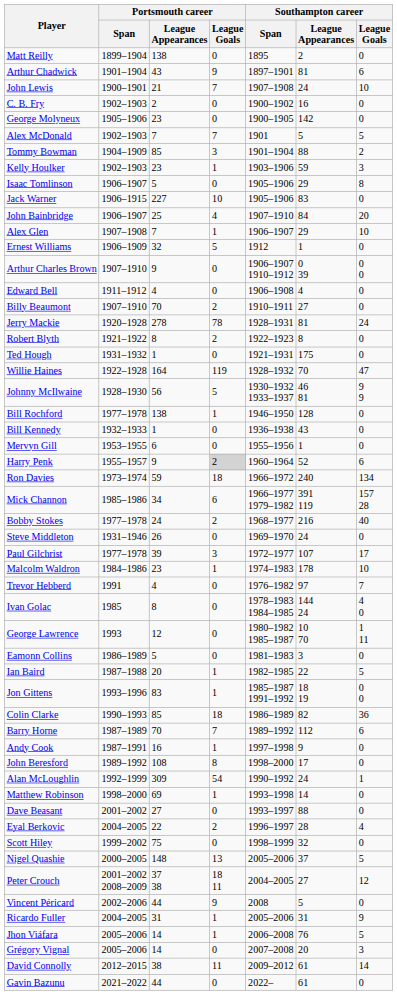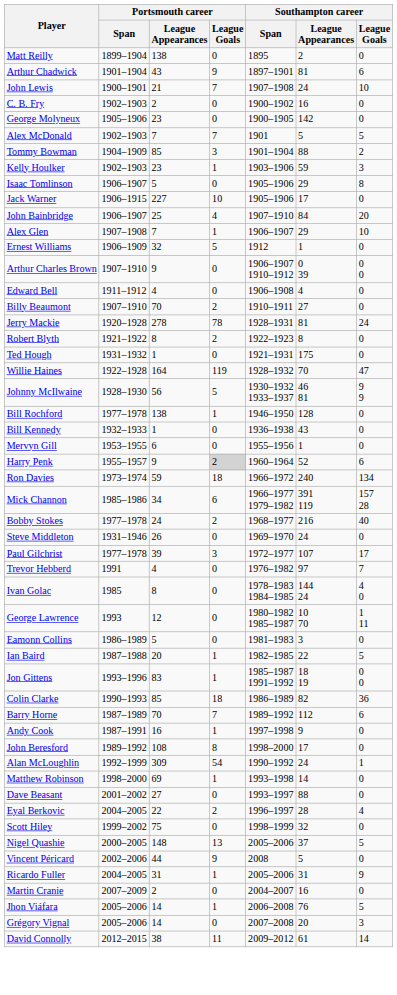(303, 199) 83 -> (303, 199) 17
- row: (43, 569)
- row: (33, 880)
+ row: (35, 891)
- row: (36, 982)
